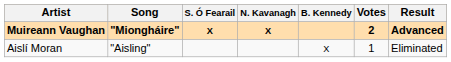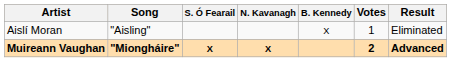rows swapped: (35, 48) <-> (56, 30)
